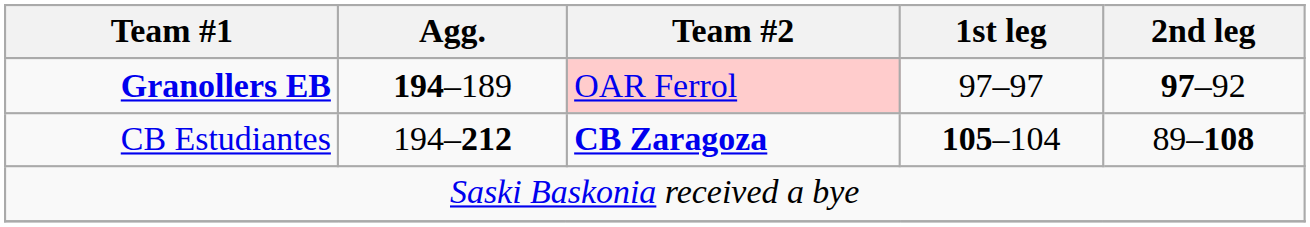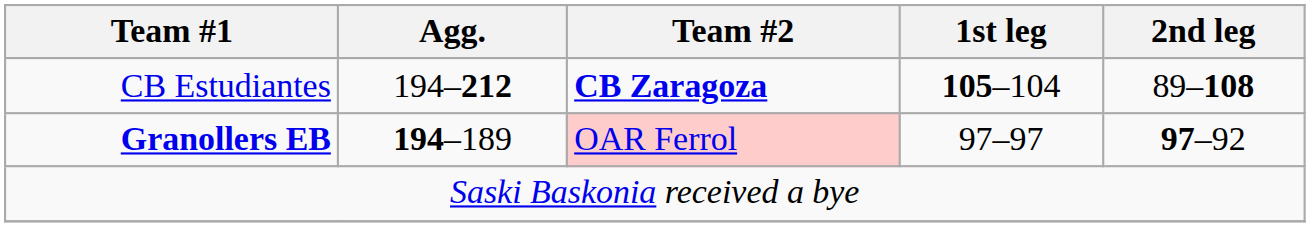rows swapped: (226, 138) <-> (226, 85)
